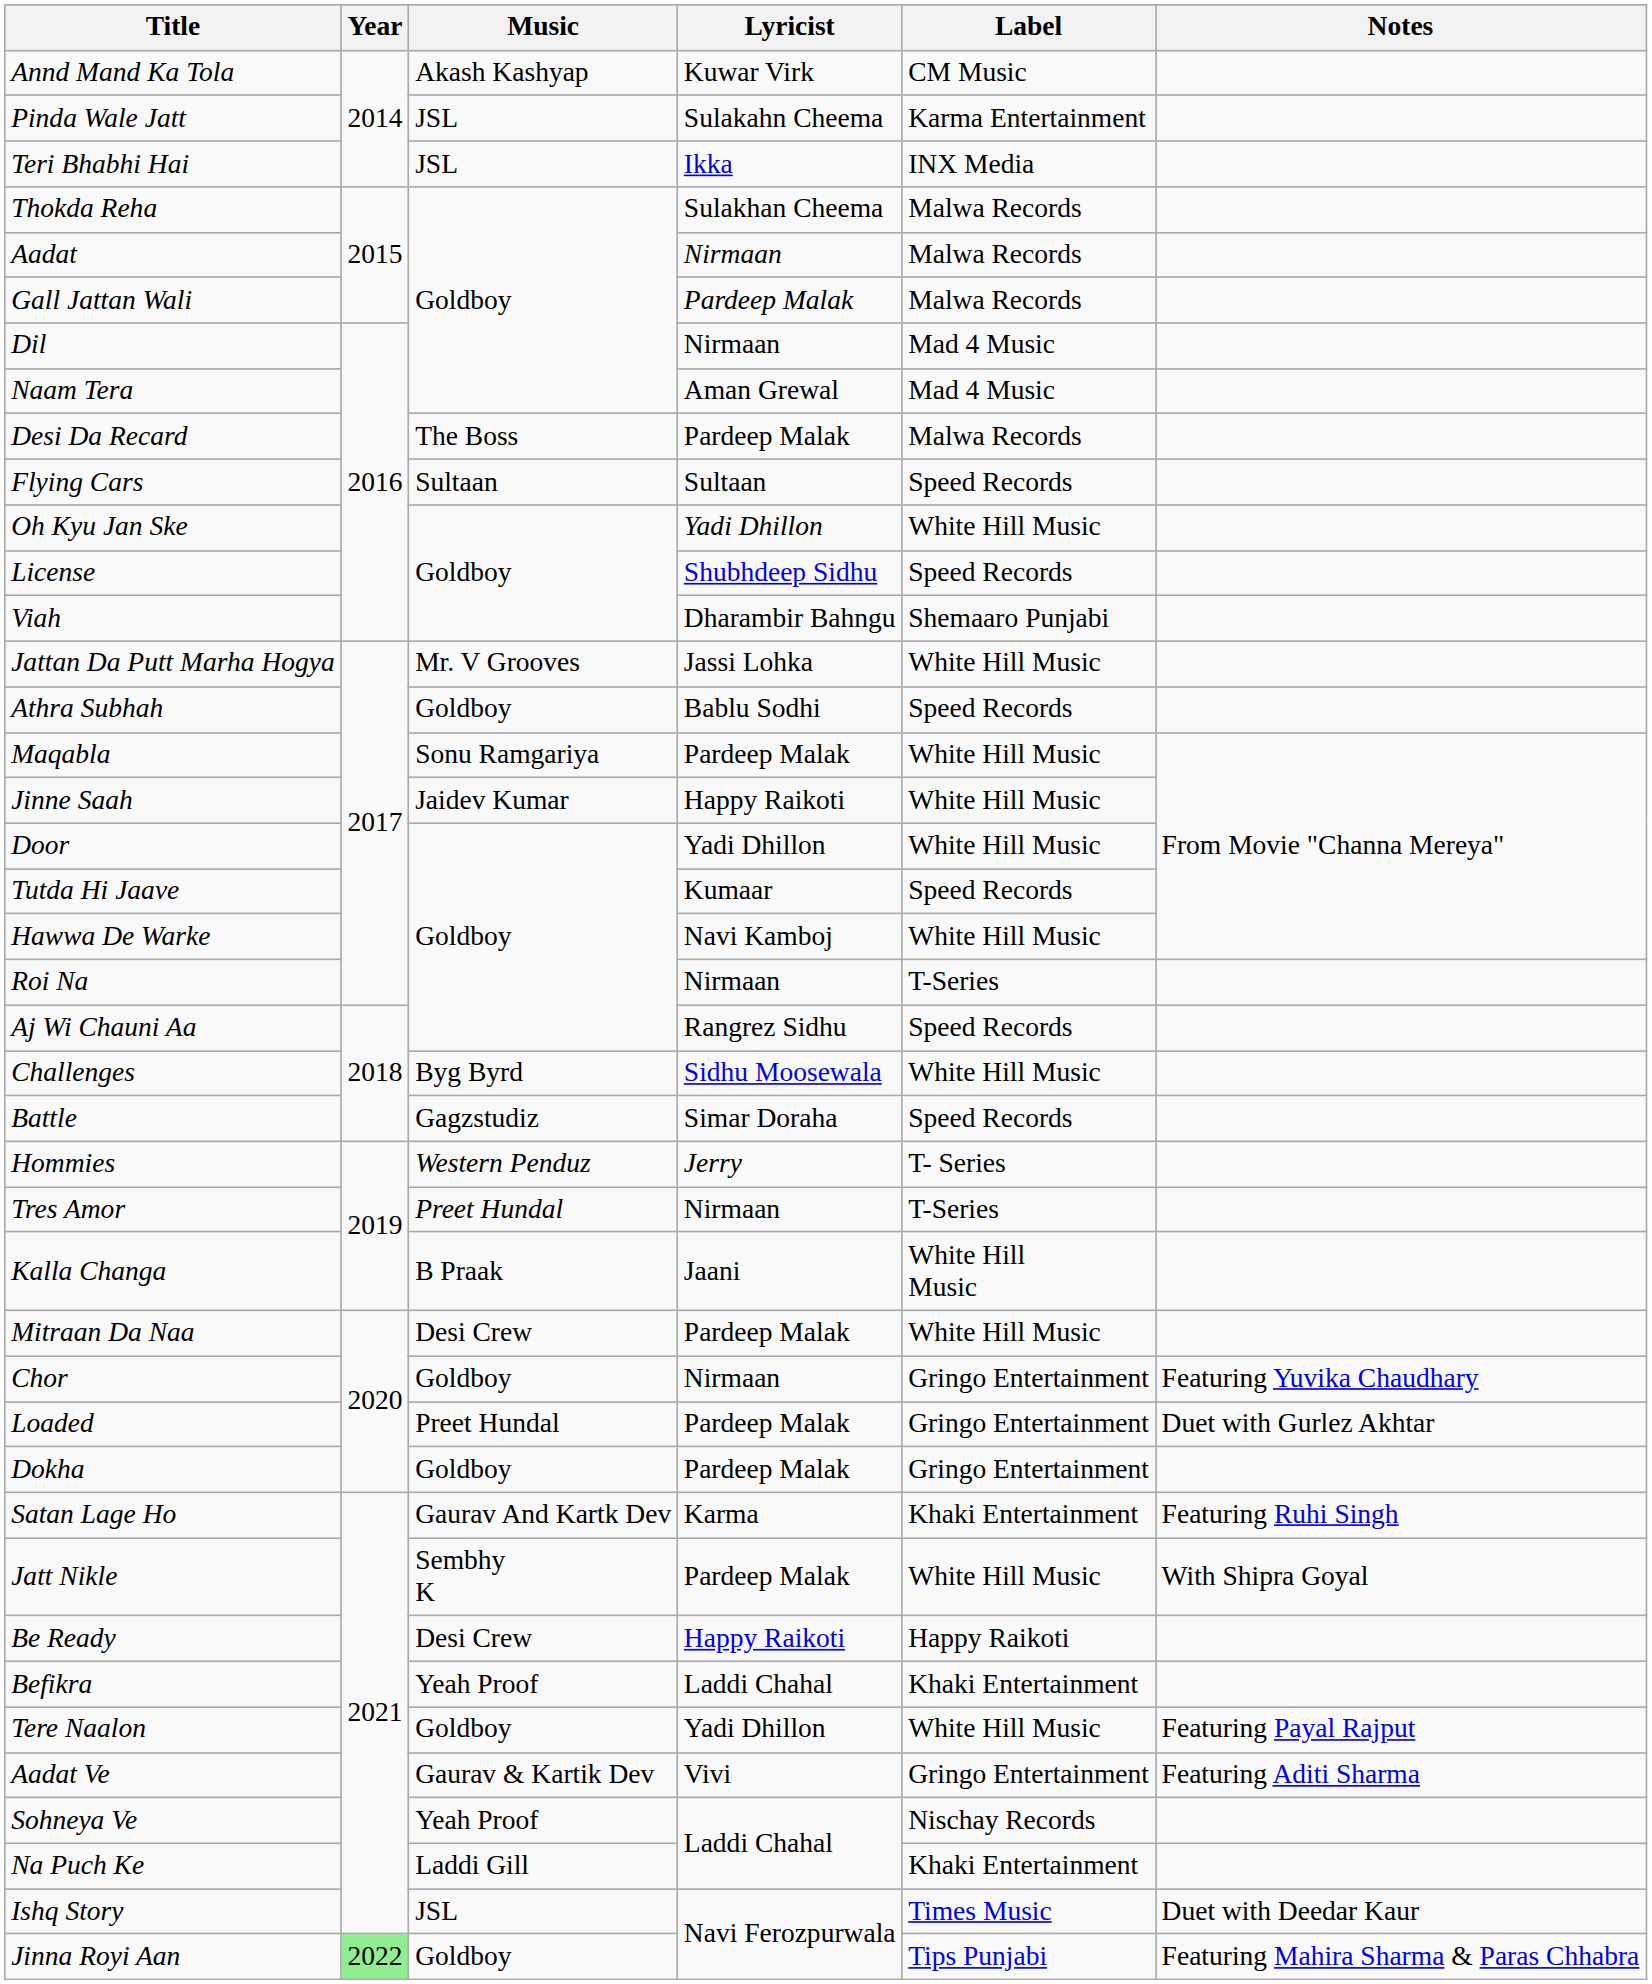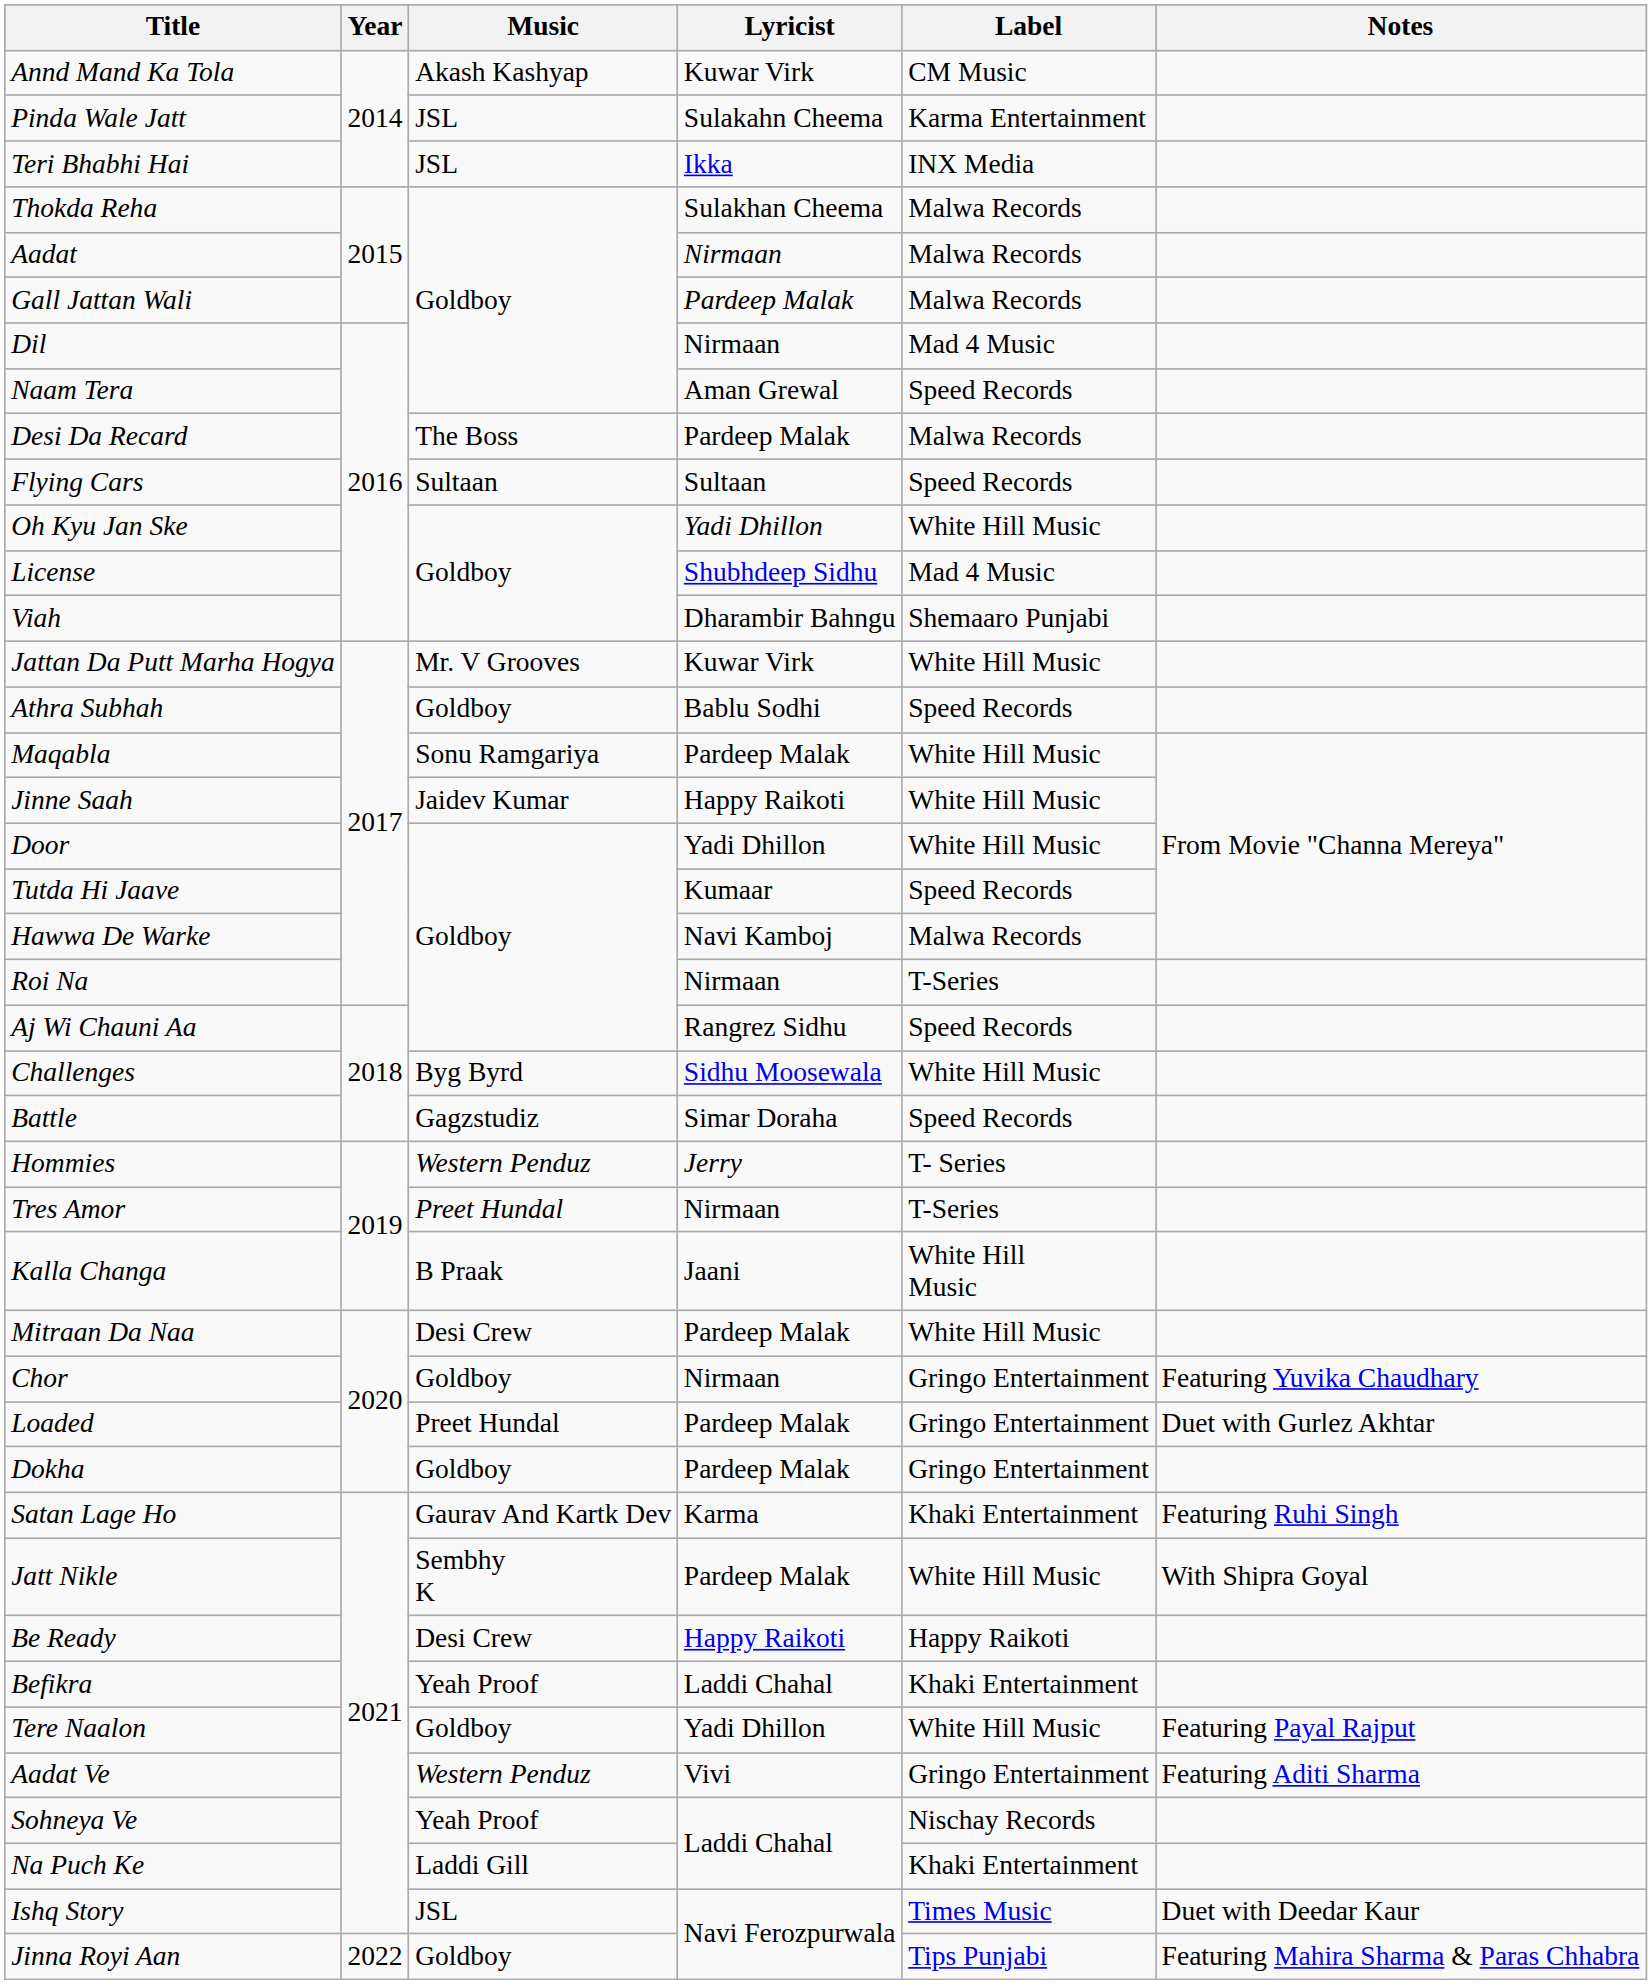(982, 390) Mad 4 Music -> (990, 390) Speed Records
(990, 572) Speed Records -> (982, 572) Mad 4 Music
(748, 663) Jassi Lohka -> (749, 663) Kuwar Virk
(1005, 936) White Hill Music -> (995, 936) Malwa Records
(535, 1774) Gaurav & Kartik Dev -> (503, 1774) Western Penduz
(375, 1956) lightgreen background -> (375, 1956) no background
